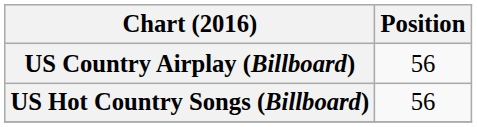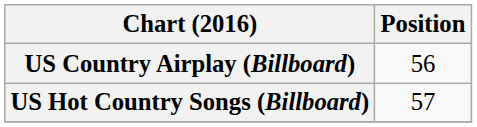(423, 102) 56 -> (423, 102) 57
